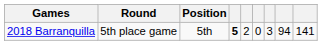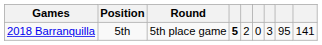columns swapped: (139, 14) <-> (204, 14)
(284, 31) 94 -> (284, 31) 95
